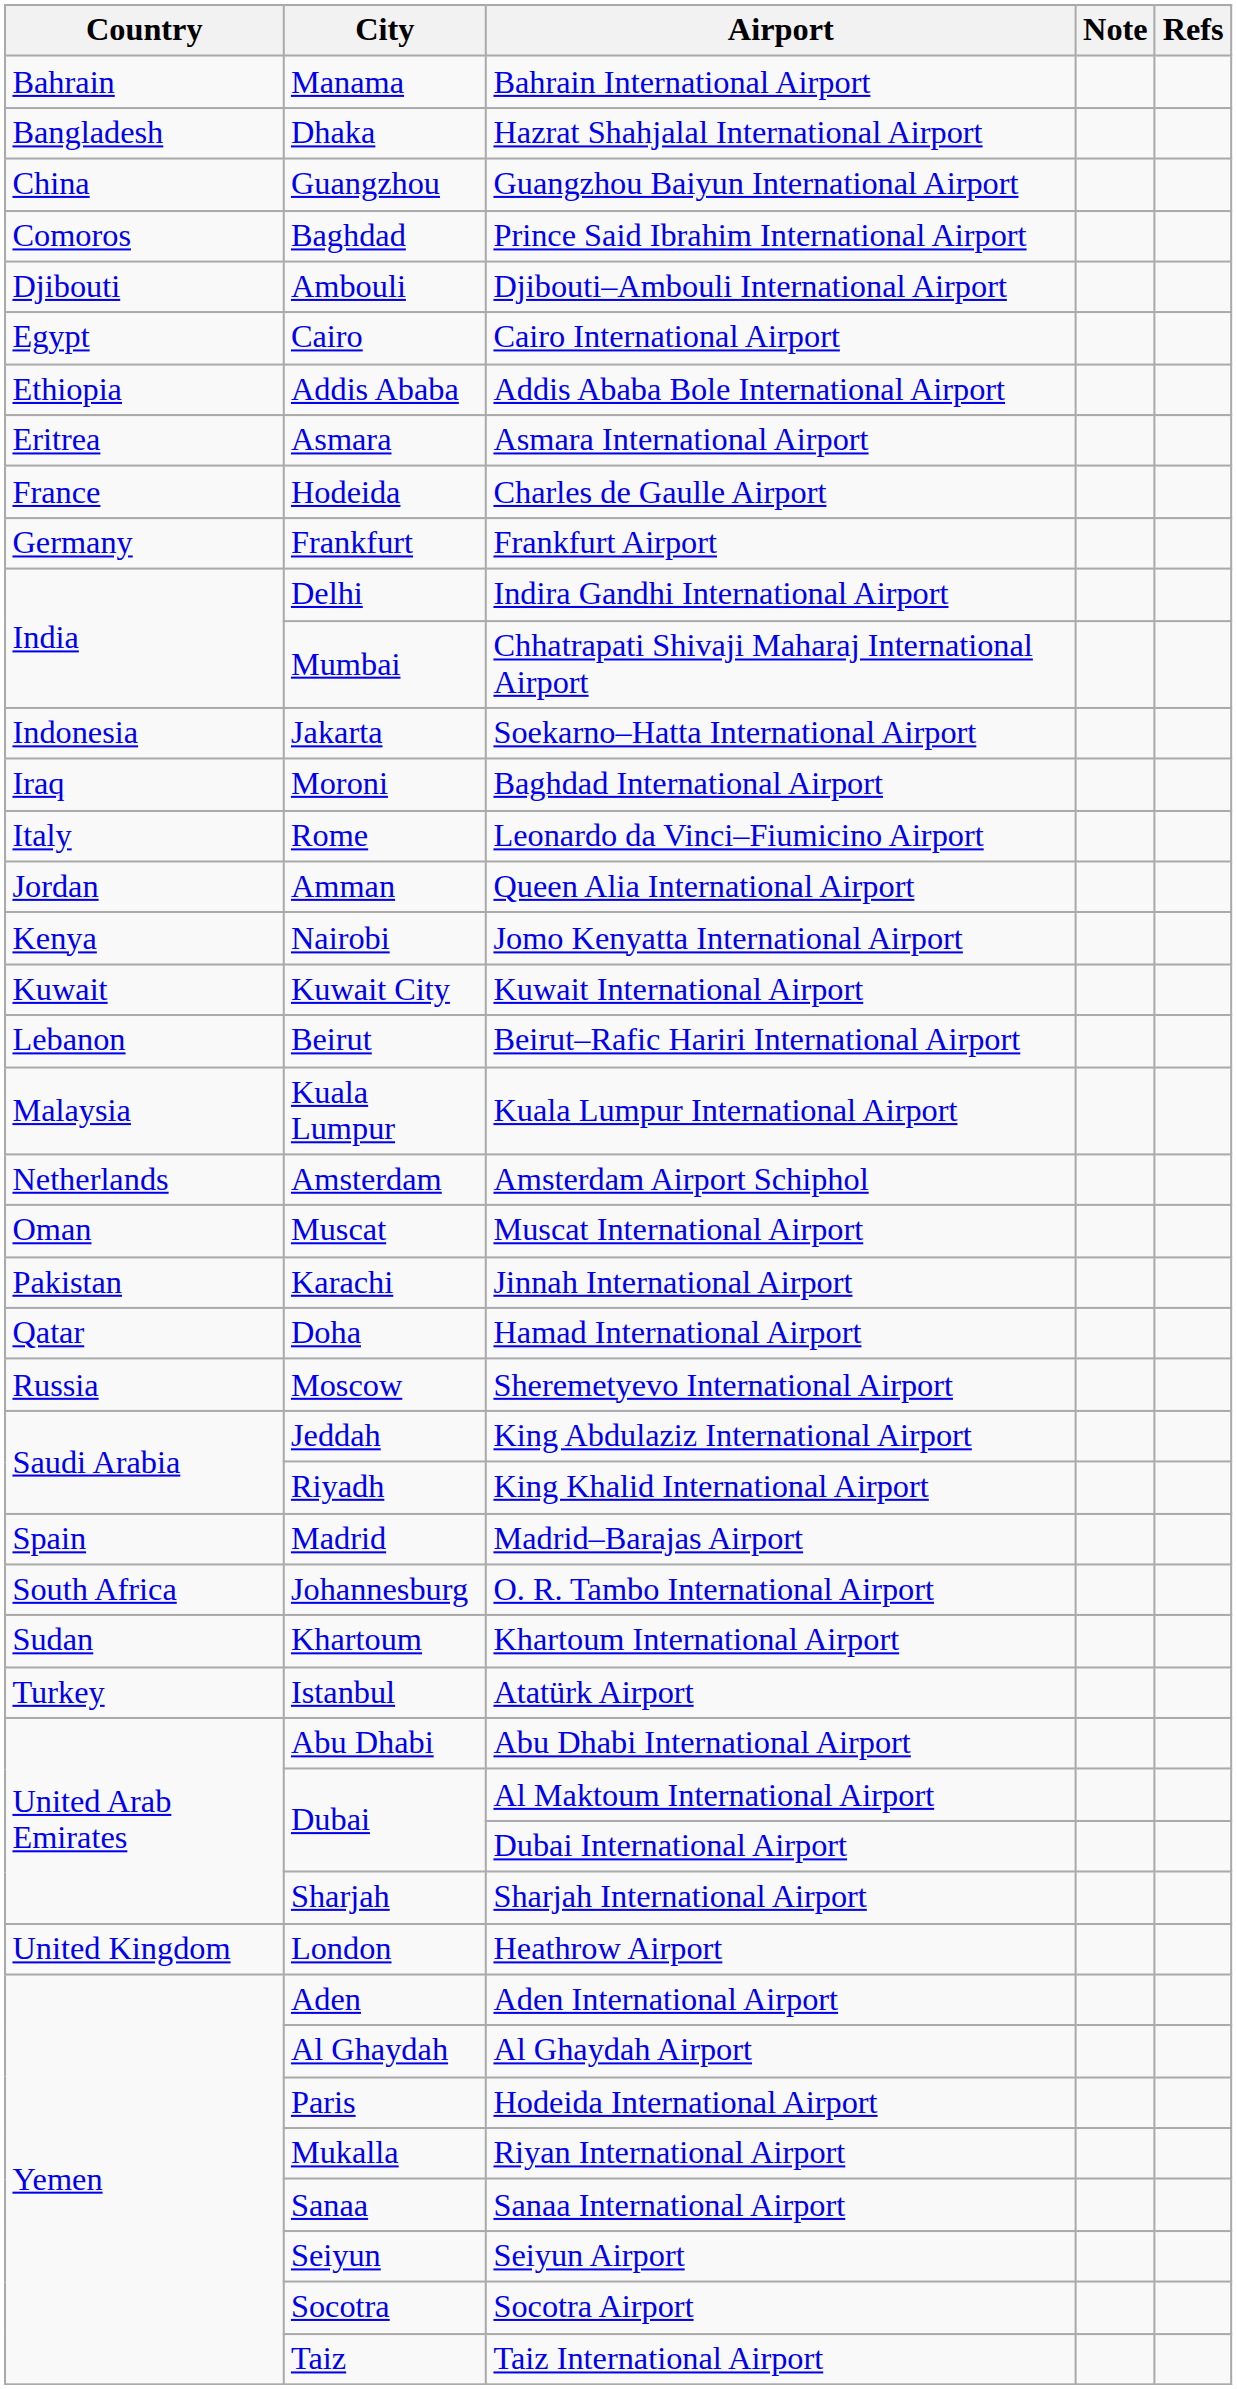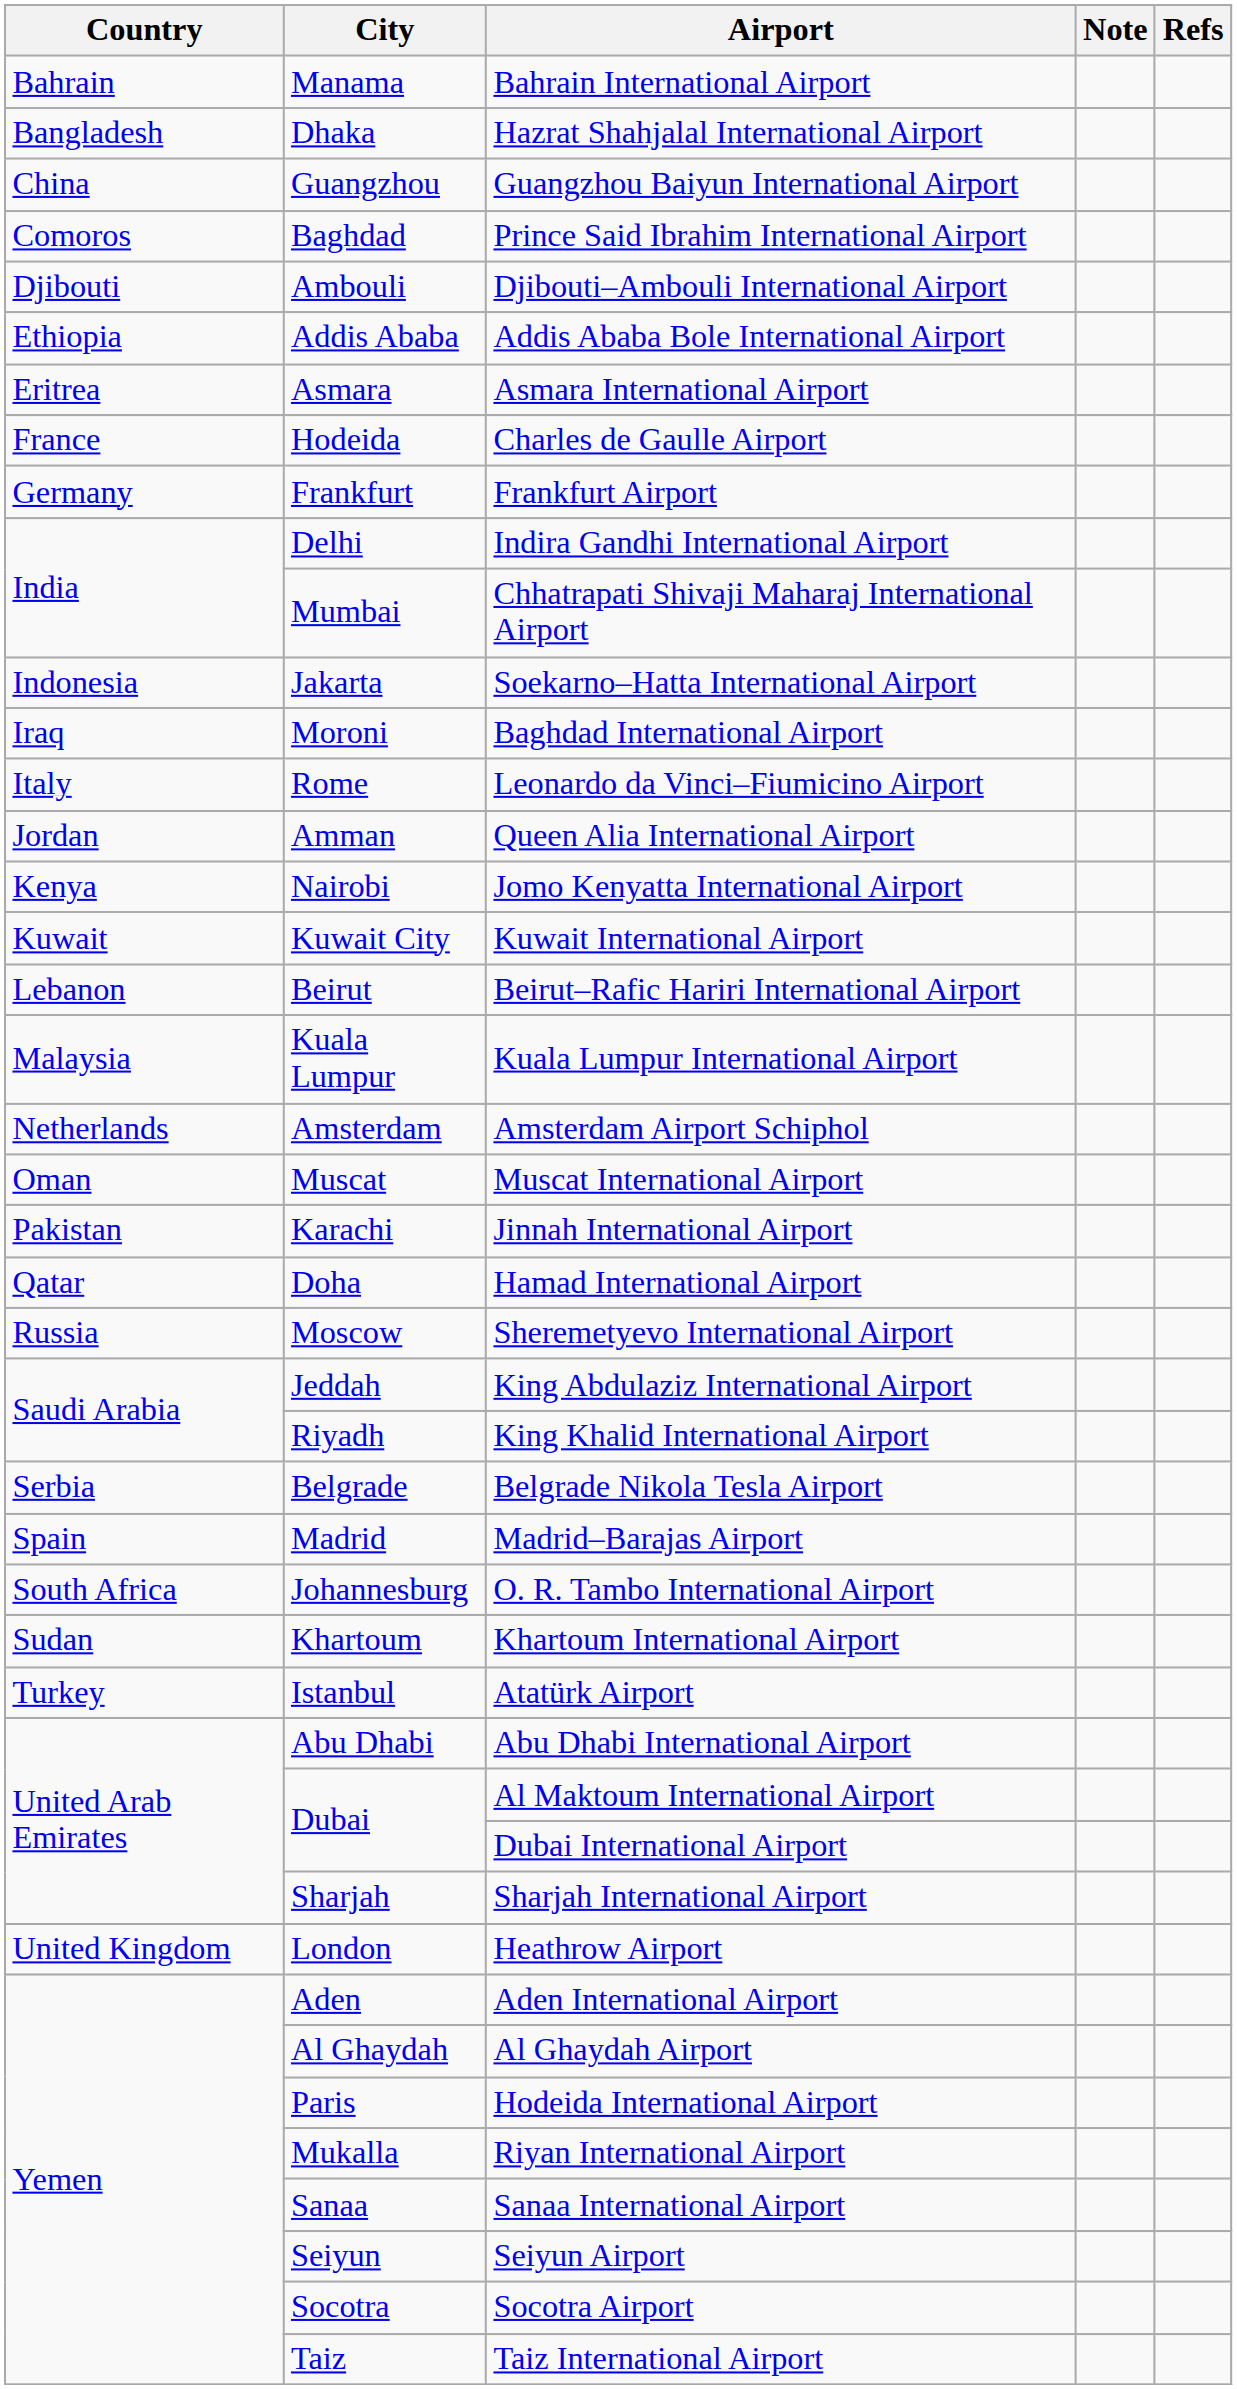- row: (667, 337)
+ row: (688, 1486)
